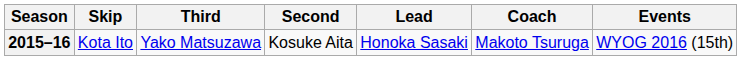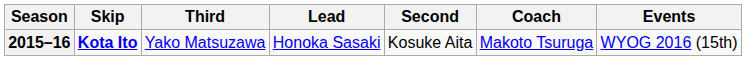columns swapped: (311, 17) <-> (414, 17)
(105, 42) normal -> (108, 42) bold
